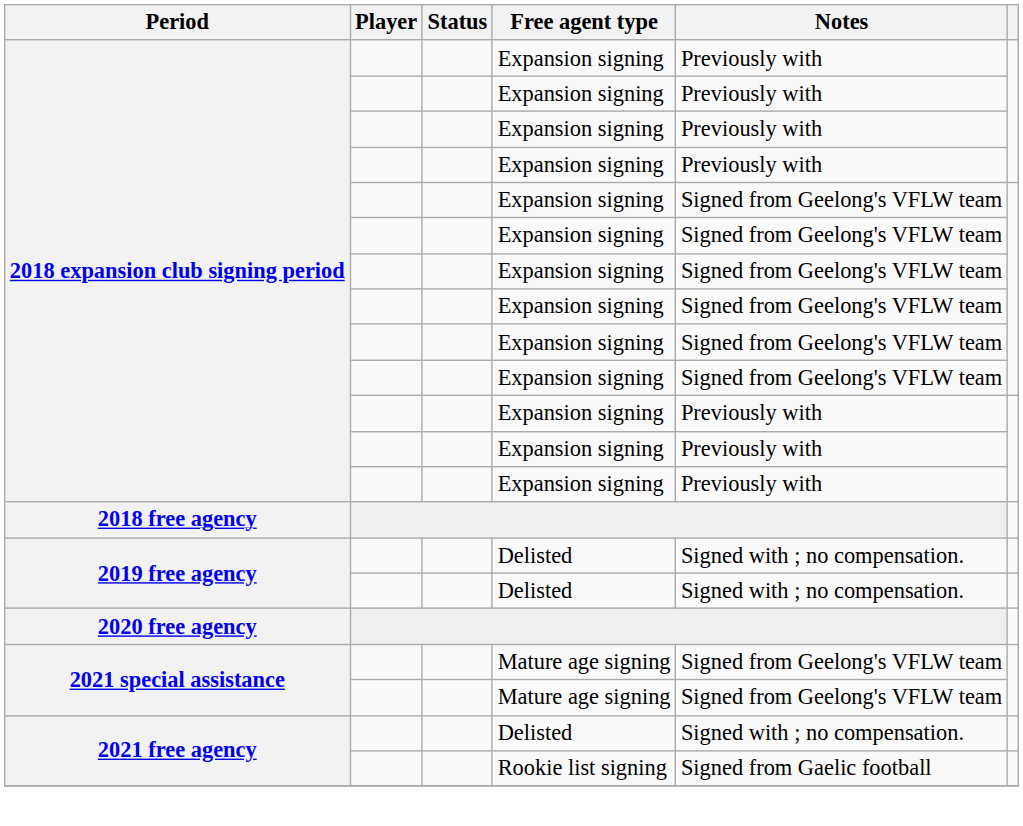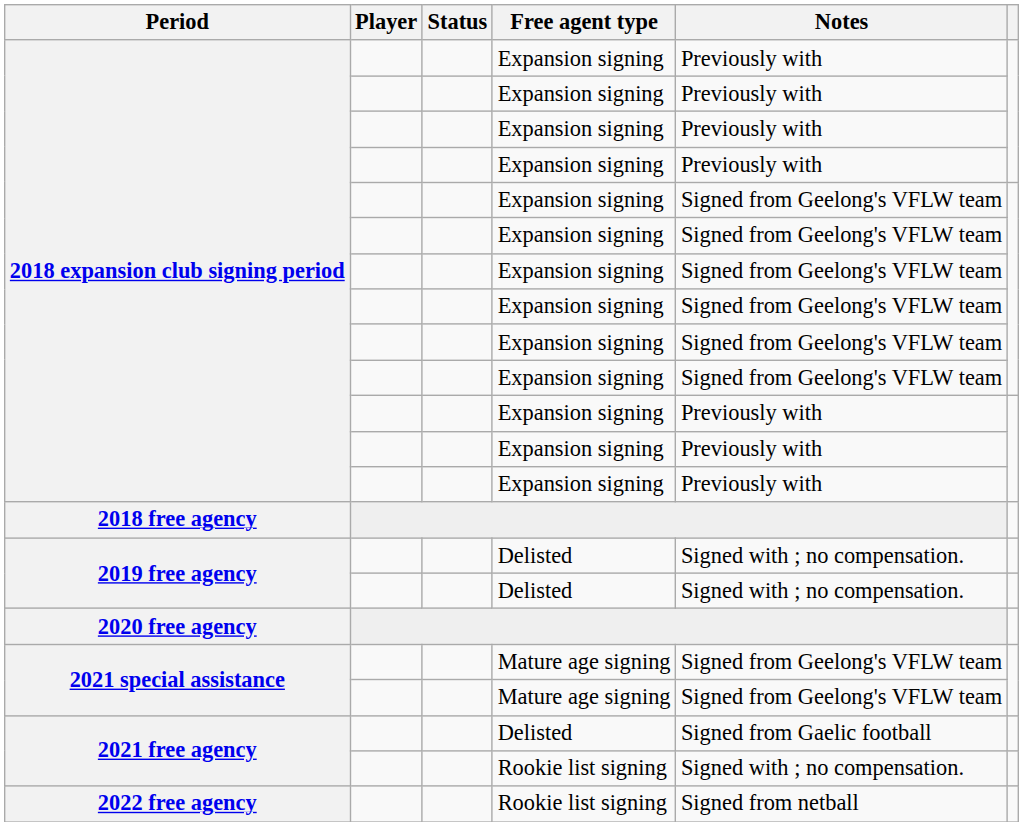(822, 732) Signed with ; no compensation. -> (806, 732) Signed from Gaelic football
(806, 768) Signed from Gaelic football -> (822, 768) Signed with ; no compensation.
+ row: (177, 803)
